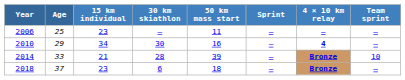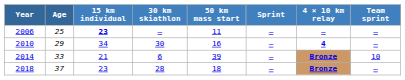(103, 32) normal -> (103, 32) bold
(160, 57) 28 -> (160, 57) 6
(160, 69) 6 -> (160, 69) 28
